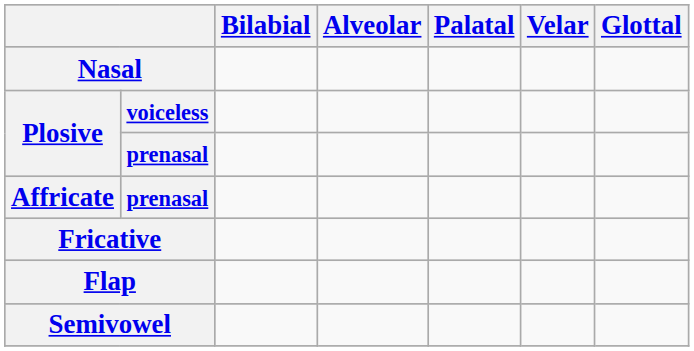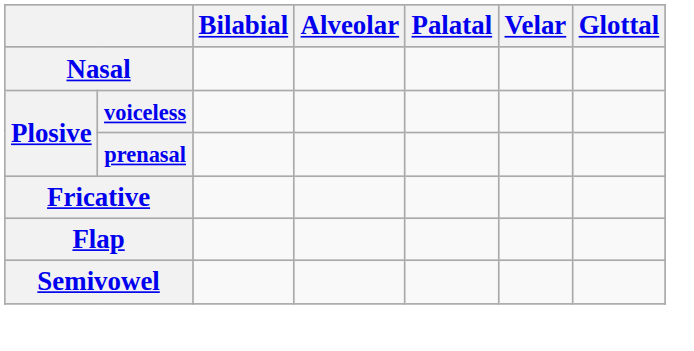- row: (63, 196)
